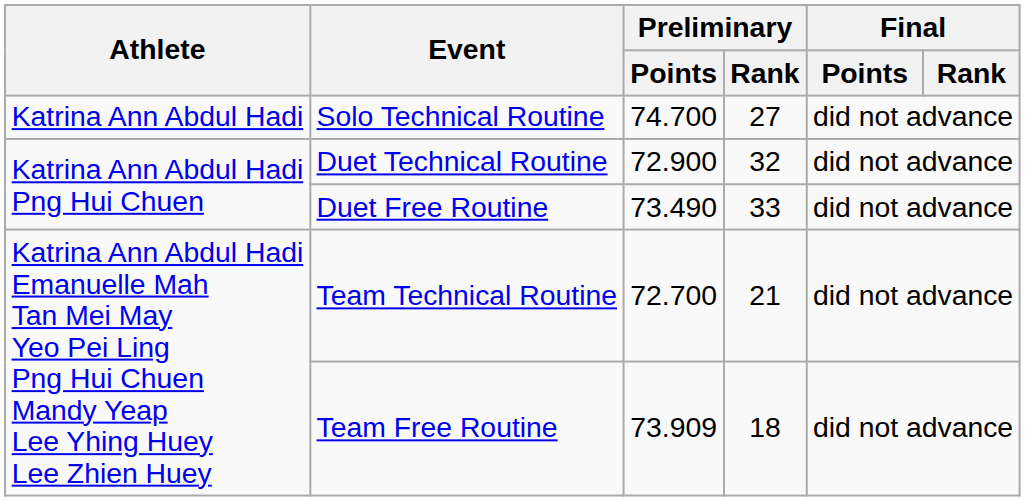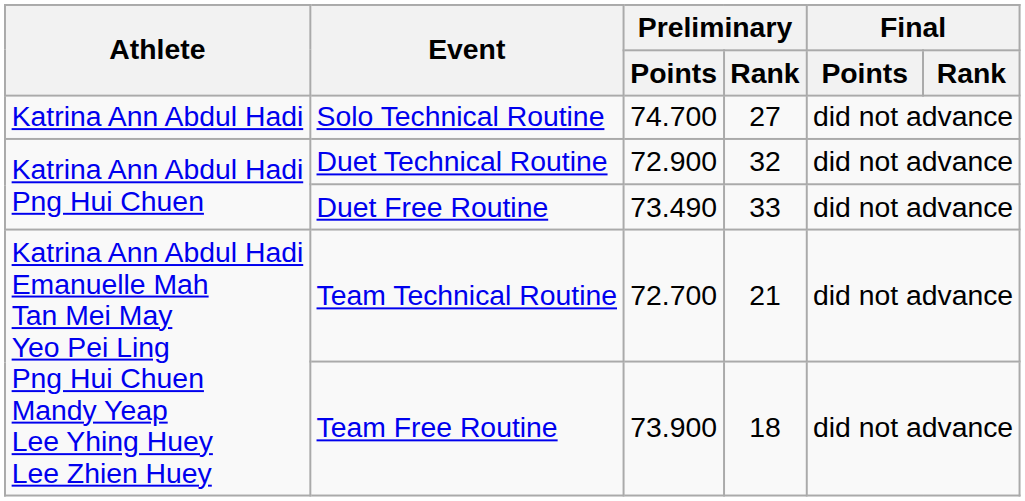(674, 429) 73.909 -> (674, 429) 73.900
